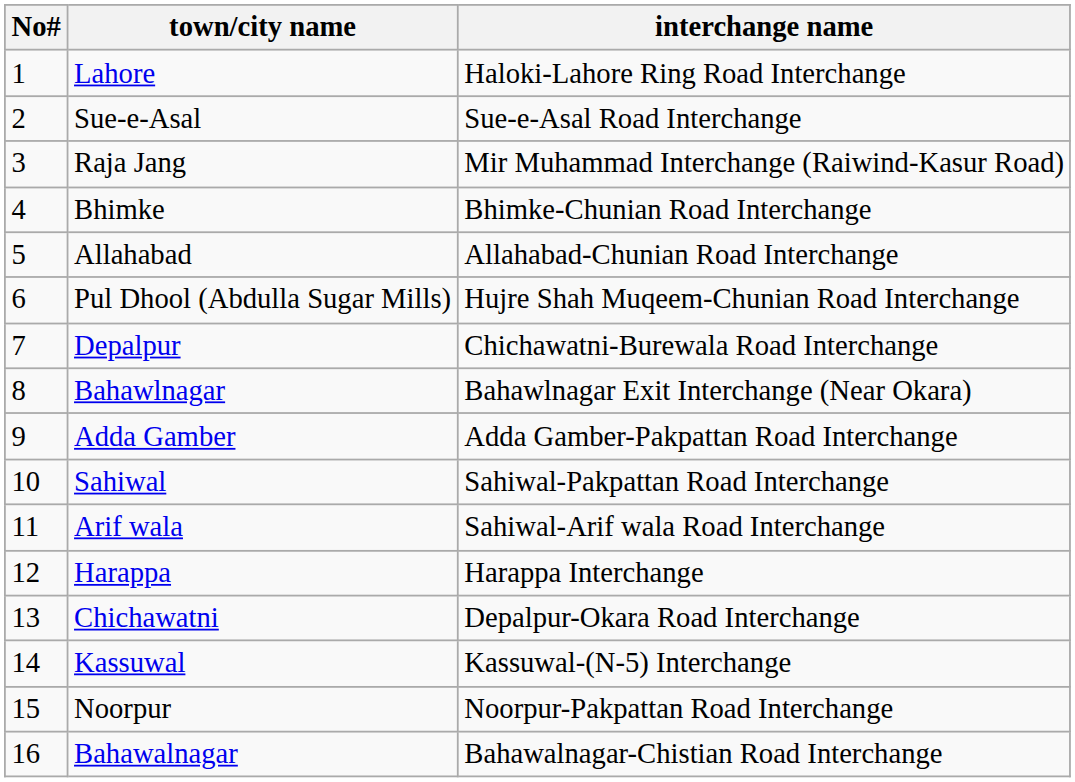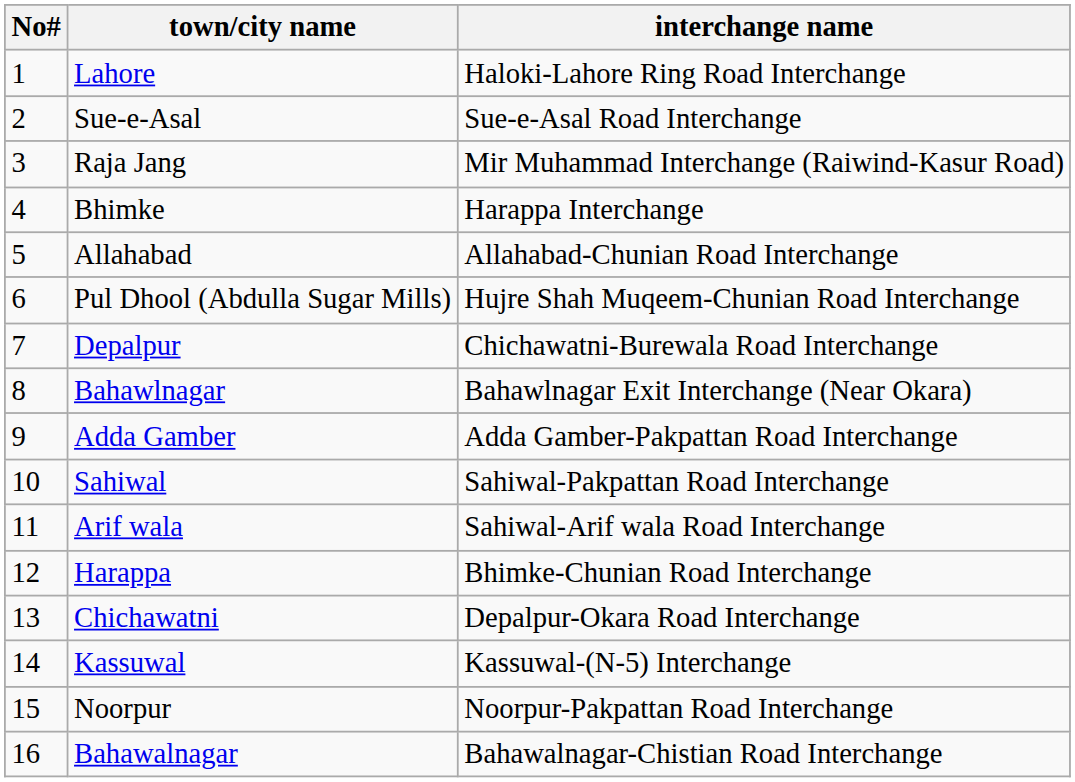(668, 208) Bhimke-Chunian Road Interchange -> (584, 208) Harappa Interchange
(584, 572) Harappa Interchange -> (668, 572) Bhimke-Chunian Road Interchange
